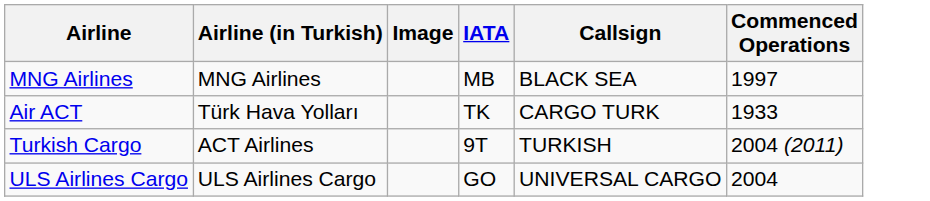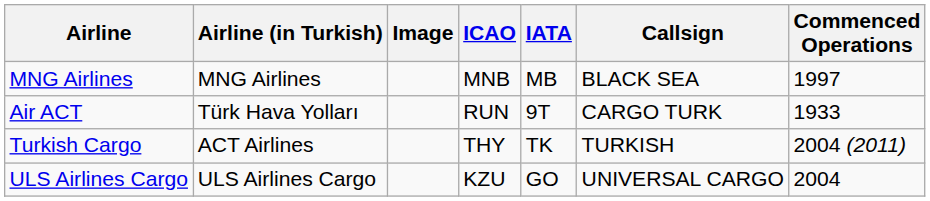+ column: (490, 33)
(477, 111) TK -> (538, 111) 9T
(476, 145) 9T -> (539, 145) TK
